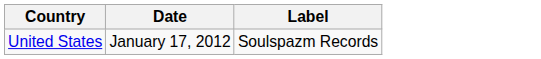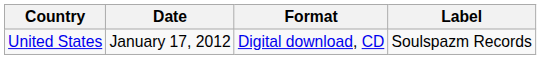+ column: (311, 16)
